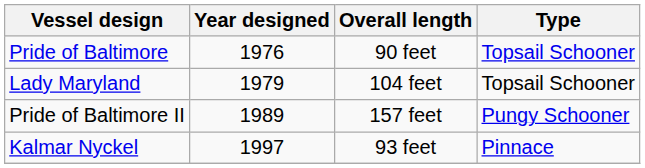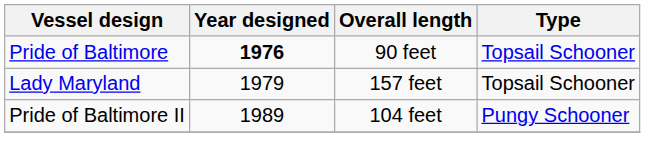(262, 52) normal -> (262, 52) bold
(406, 83) 104 feet -> (406, 83) 157 feet
(406, 115) 157 feet -> (406, 115) 104 feet
- row: (74, 147)
